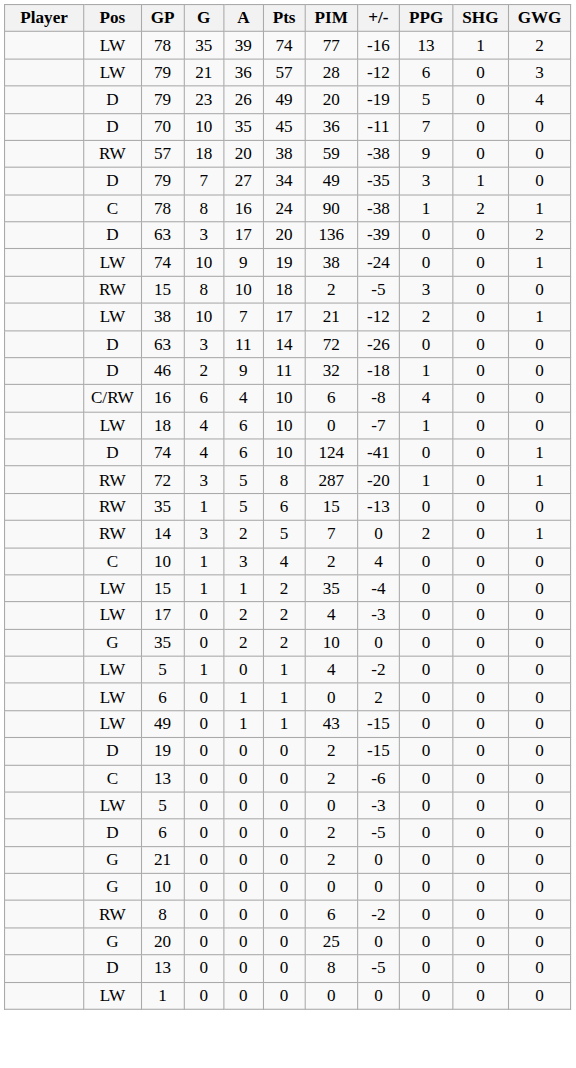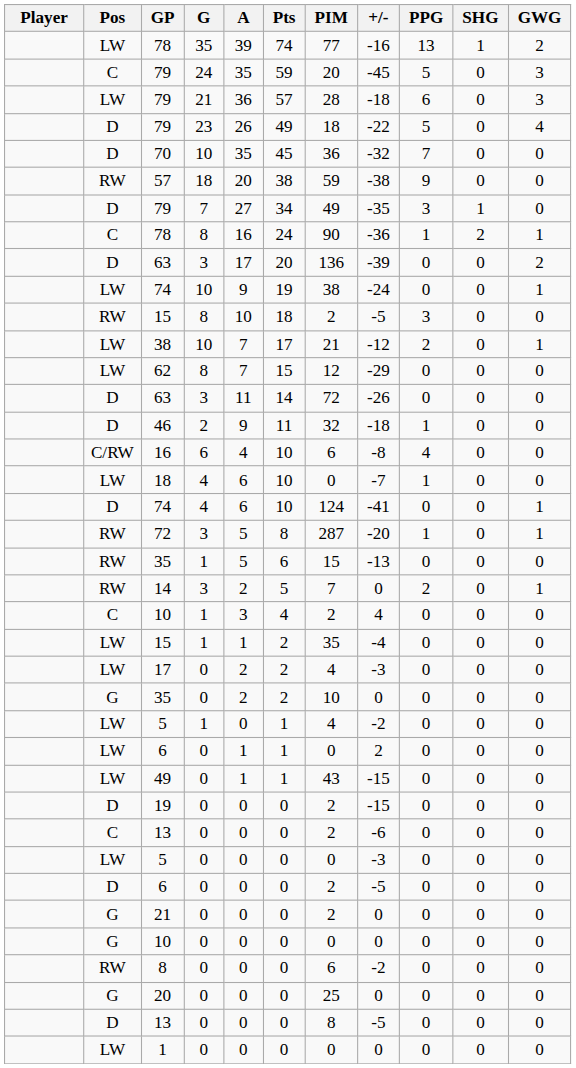+ row: (163, 72)
(378, 72) -12 -> (378, 99) -18
(331, 99) 20 -> (331, 126) 18
(378, 99) -19 -> (378, 126) -22
(378, 126) -11 -> (378, 153) -32
(378, 208) -38 -> (378, 235) -36
+ row: (163, 371)
